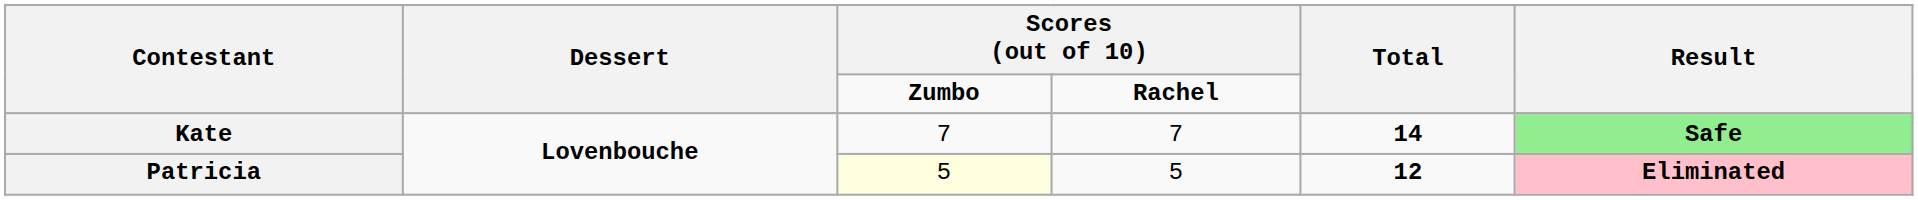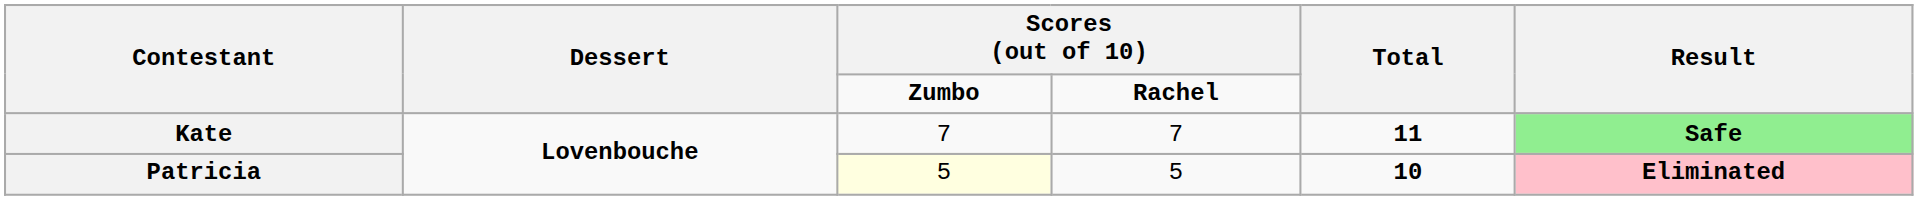(1408, 134) 14 -> (1408, 134) 11
(1408, 174) 12 -> (1408, 174) 10
